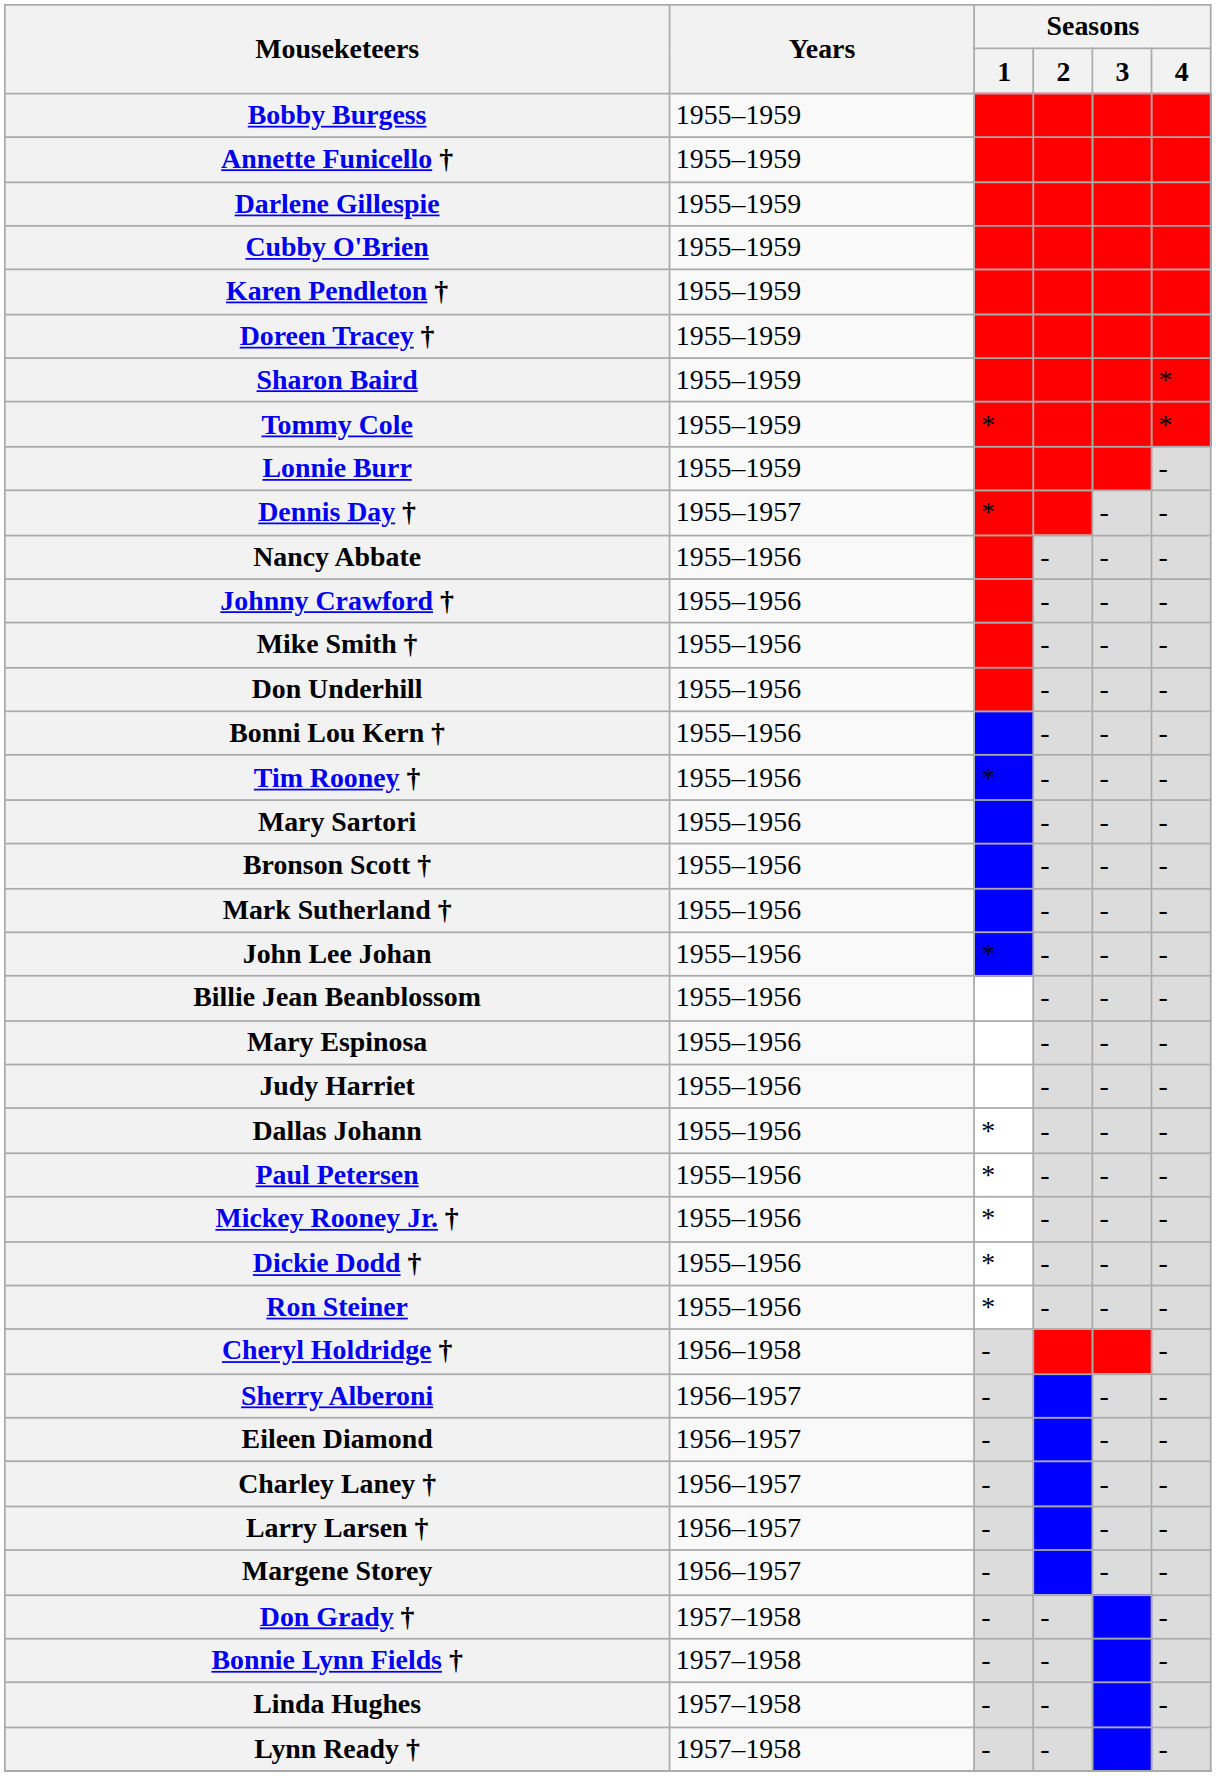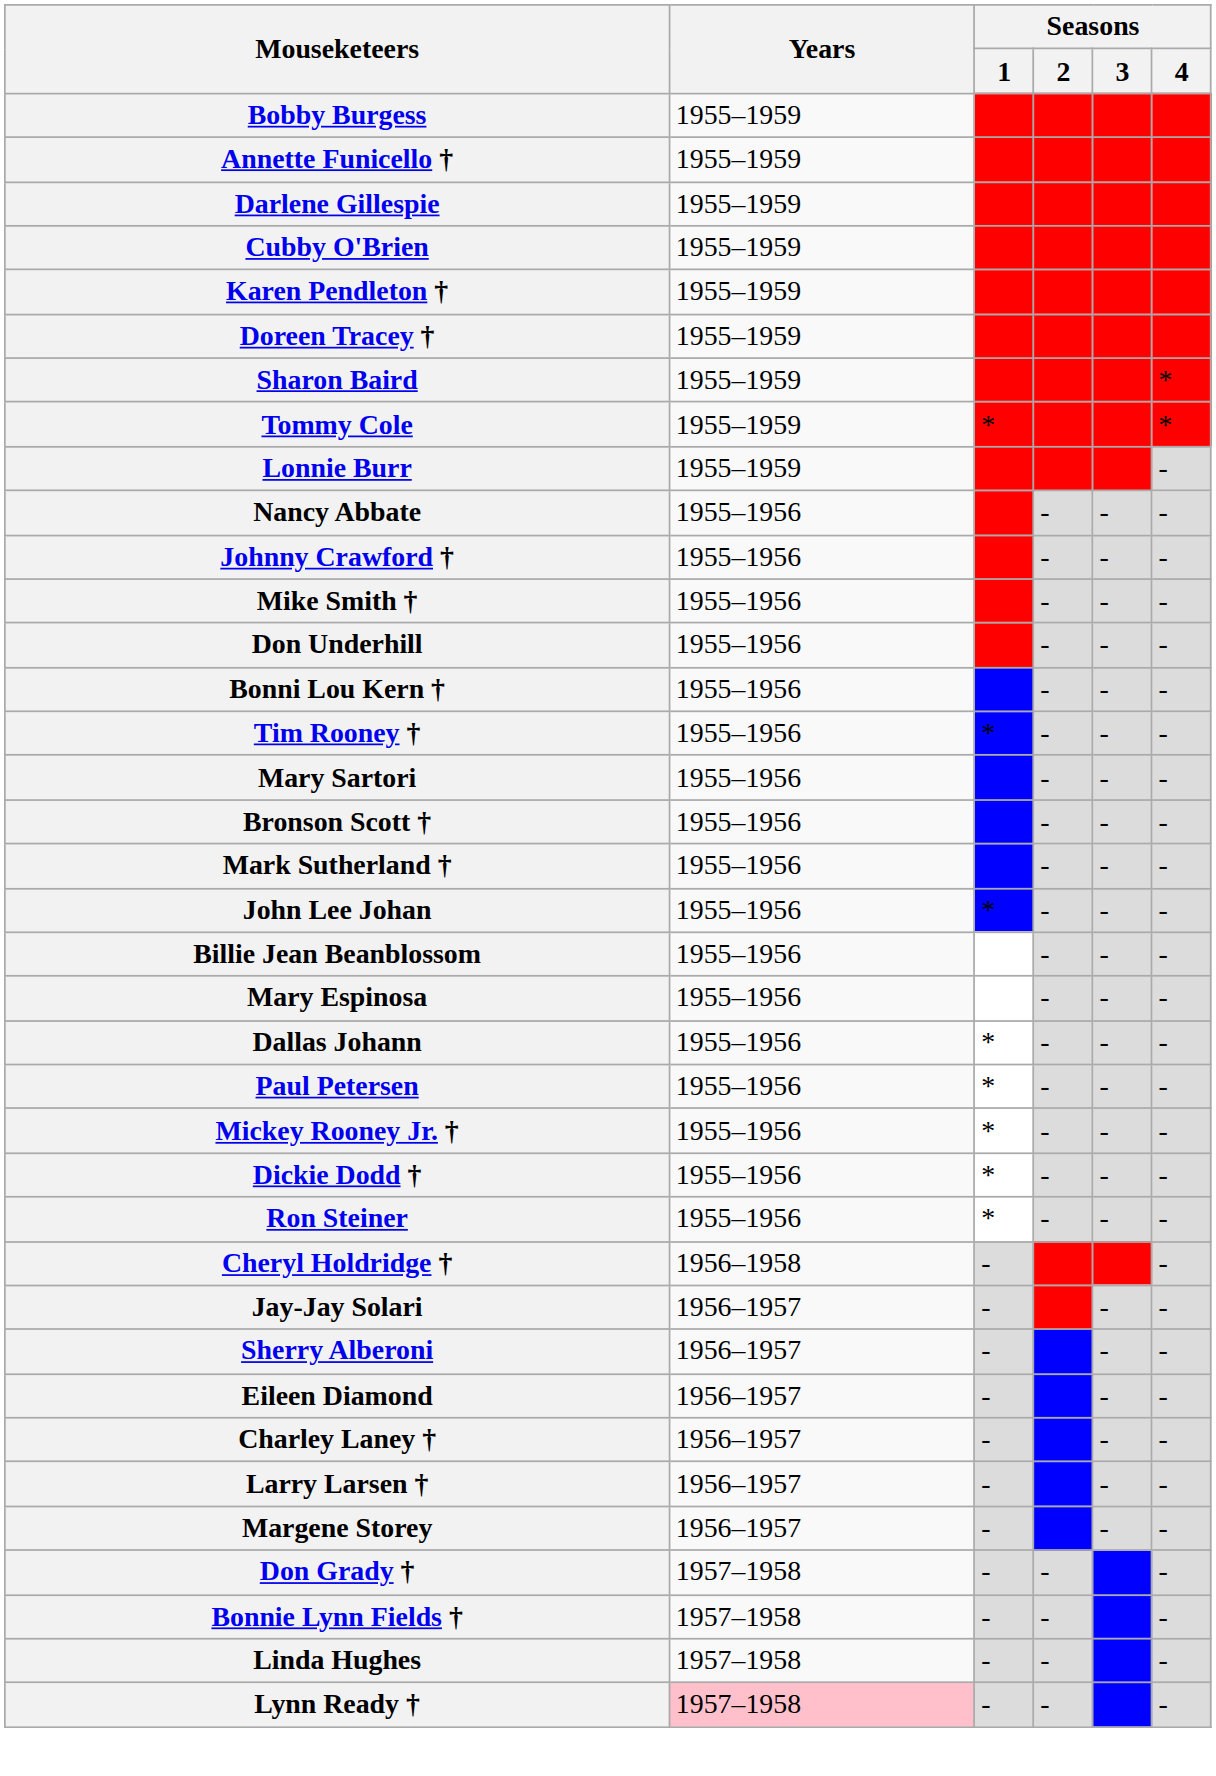- row: (337, 512)
- row: (337, 1086)
+ row: (337, 1306)
(738, 1748) no background -> (738, 1704) pink background
